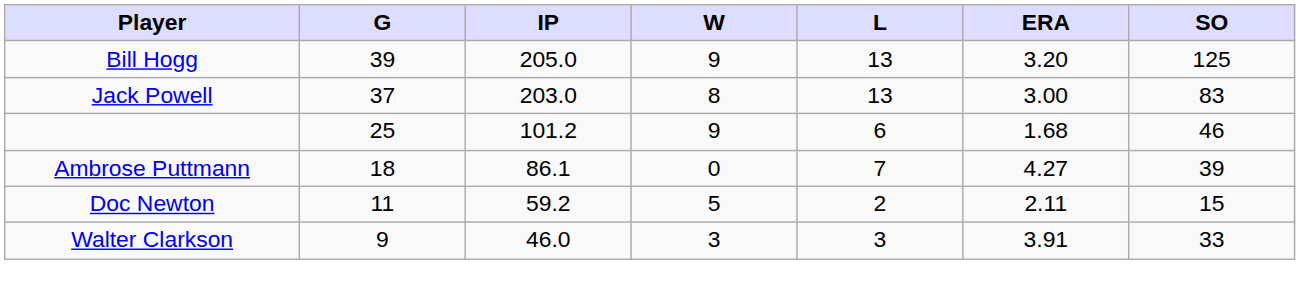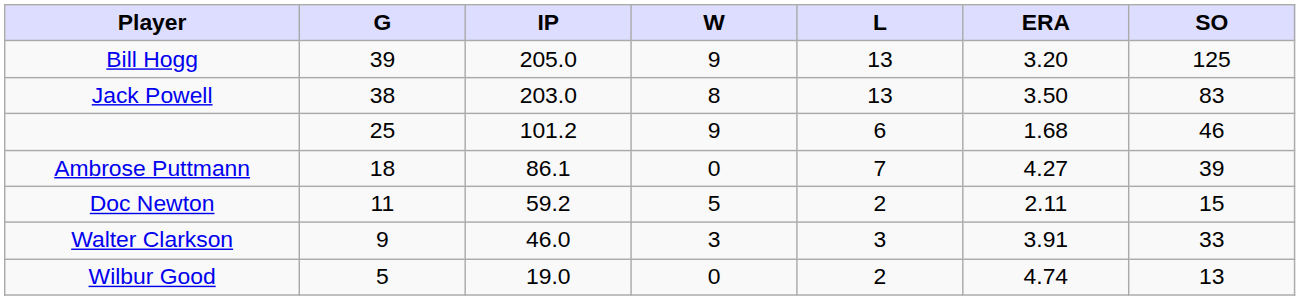(382, 95) 37 -> (382, 95) 38
(1046, 95) 3.00 -> (1046, 95) 3.50
+ row: (152, 276)
